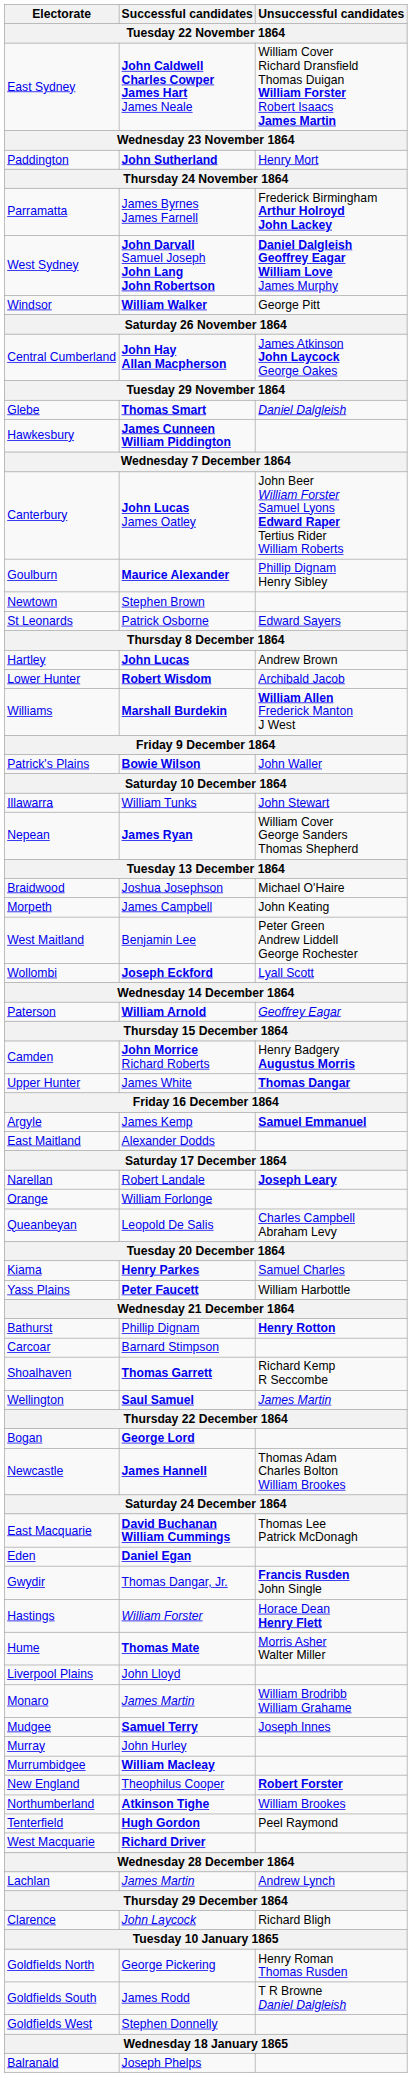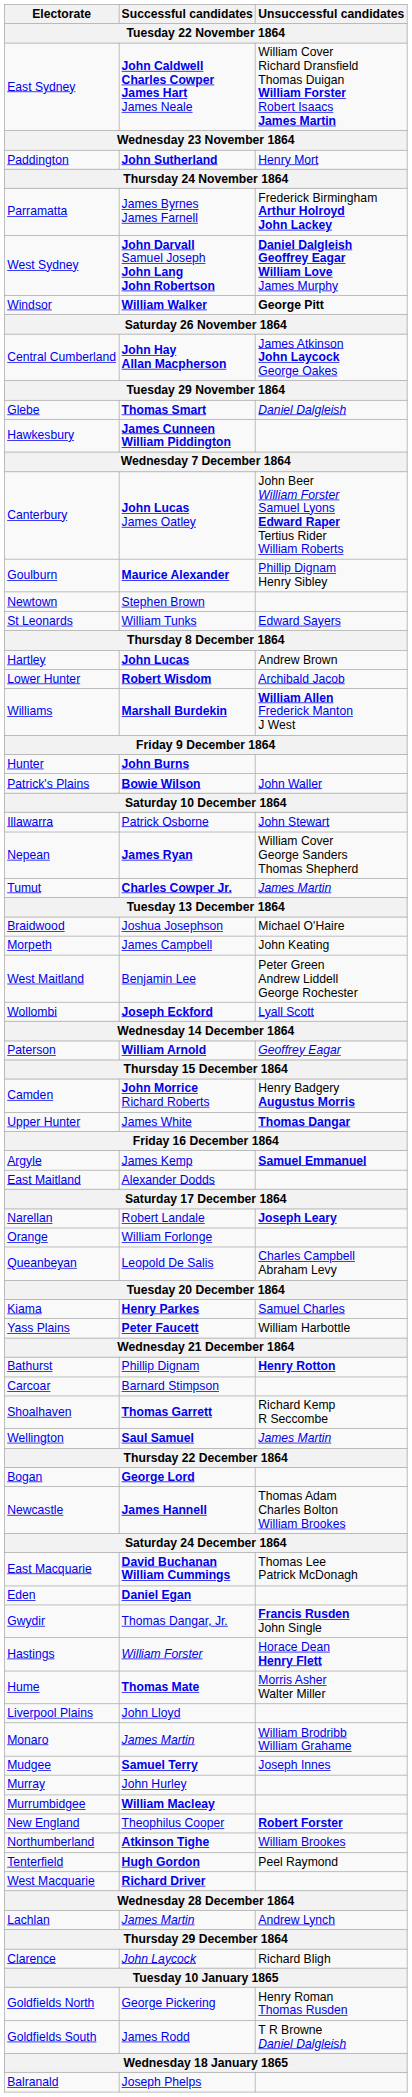(289, 305) normal -> (291, 305) bold
(165, 621) Patrick Osborne -> (159, 621) William Tunks
+ row: (25, 764)
(159, 802) William Tunks -> (165, 822) Patrick Osborne
+ row: (24, 888)
- row: (50, 2024)
